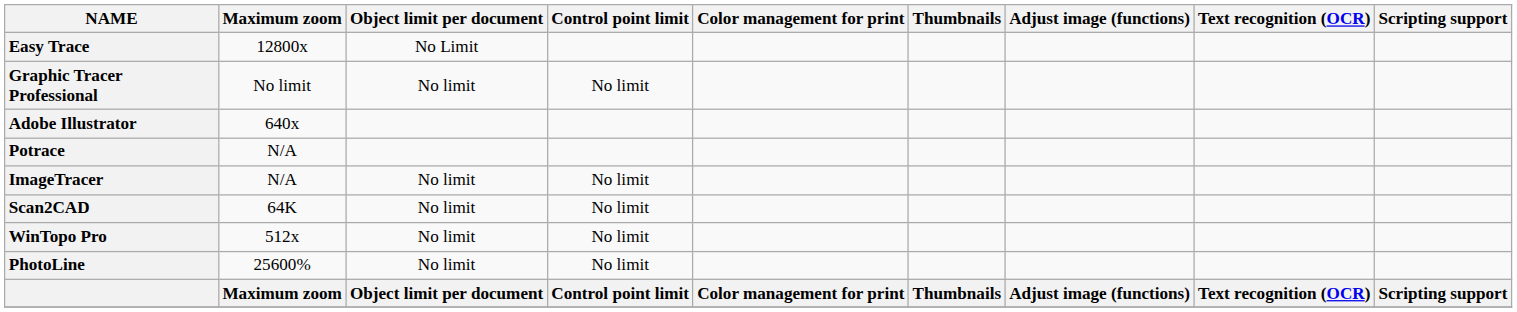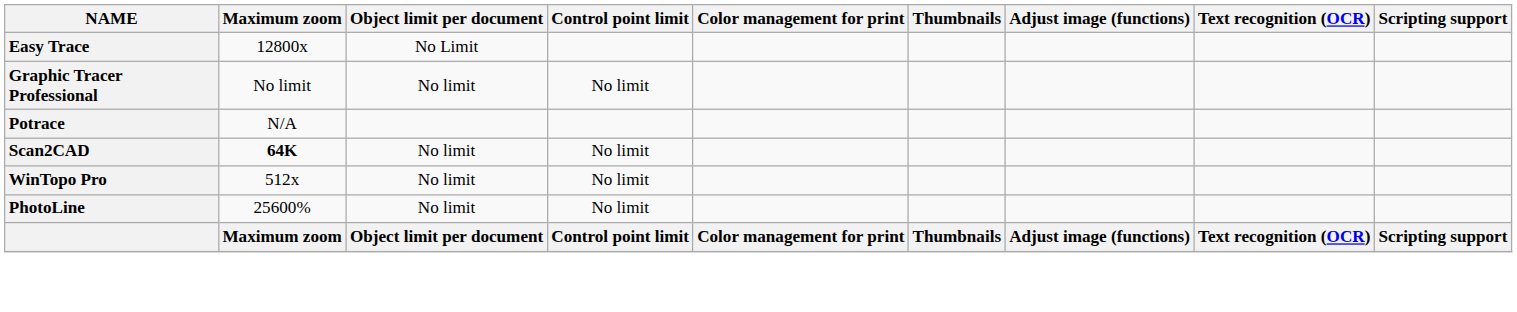- row: (73, 123)
- row: (56, 179)
(282, 208) normal -> (282, 151) bold
